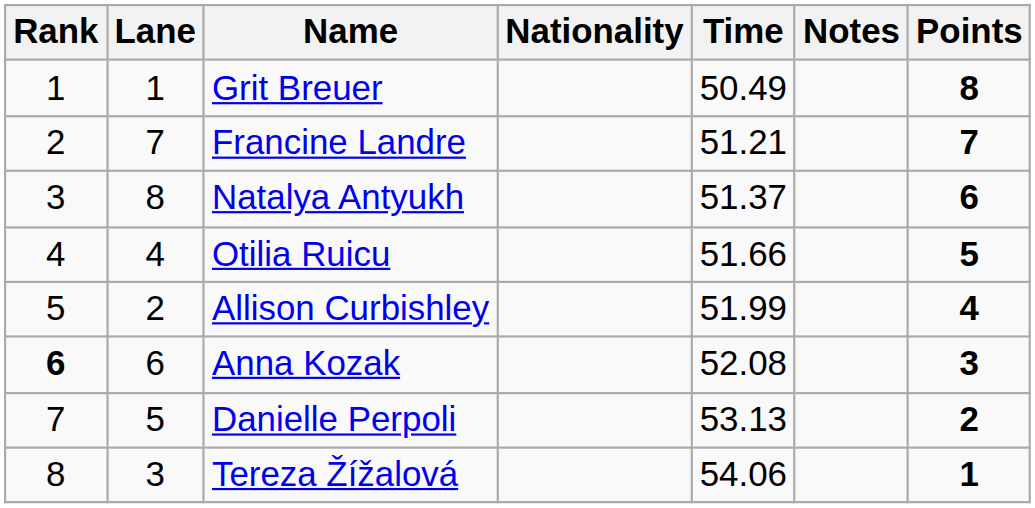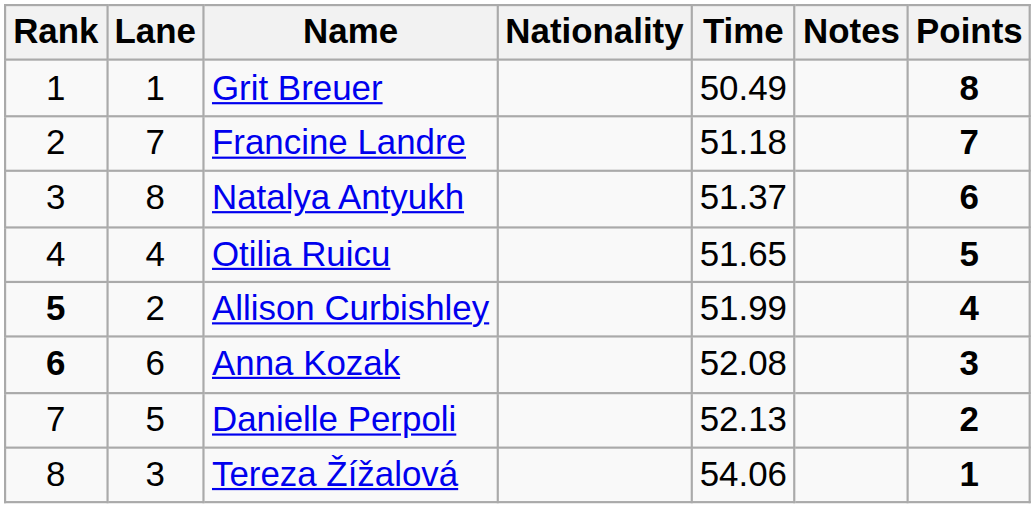(743, 142) 51.21 -> (743, 142) 51.18
(743, 253) 51.66 -> (743, 253) 51.65
(56, 308) normal -> (56, 308) bold
(743, 419) 53.13 -> (743, 419) 52.13
